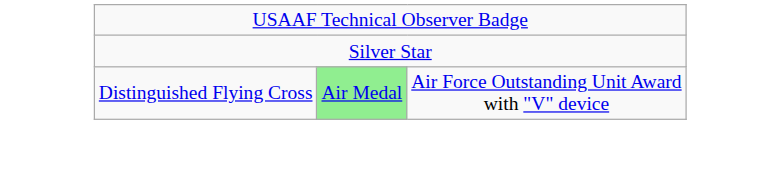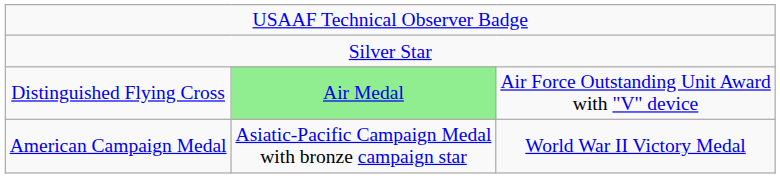+ row: (118, 145)
